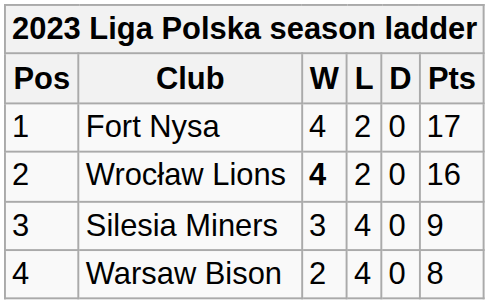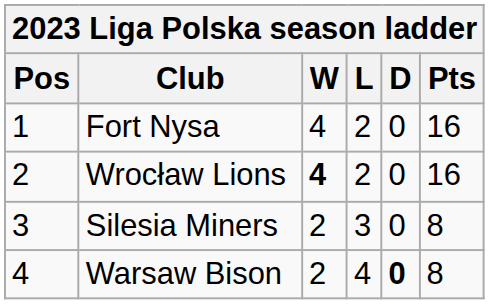(444, 126) 17 -> (444, 126) 16
(318, 224) 3 -> (318, 224) 2
(363, 224) 4 -> (363, 224) 3
(435, 224) 9 -> (435, 224) 8
(397, 273) normal -> (397, 273) bold
